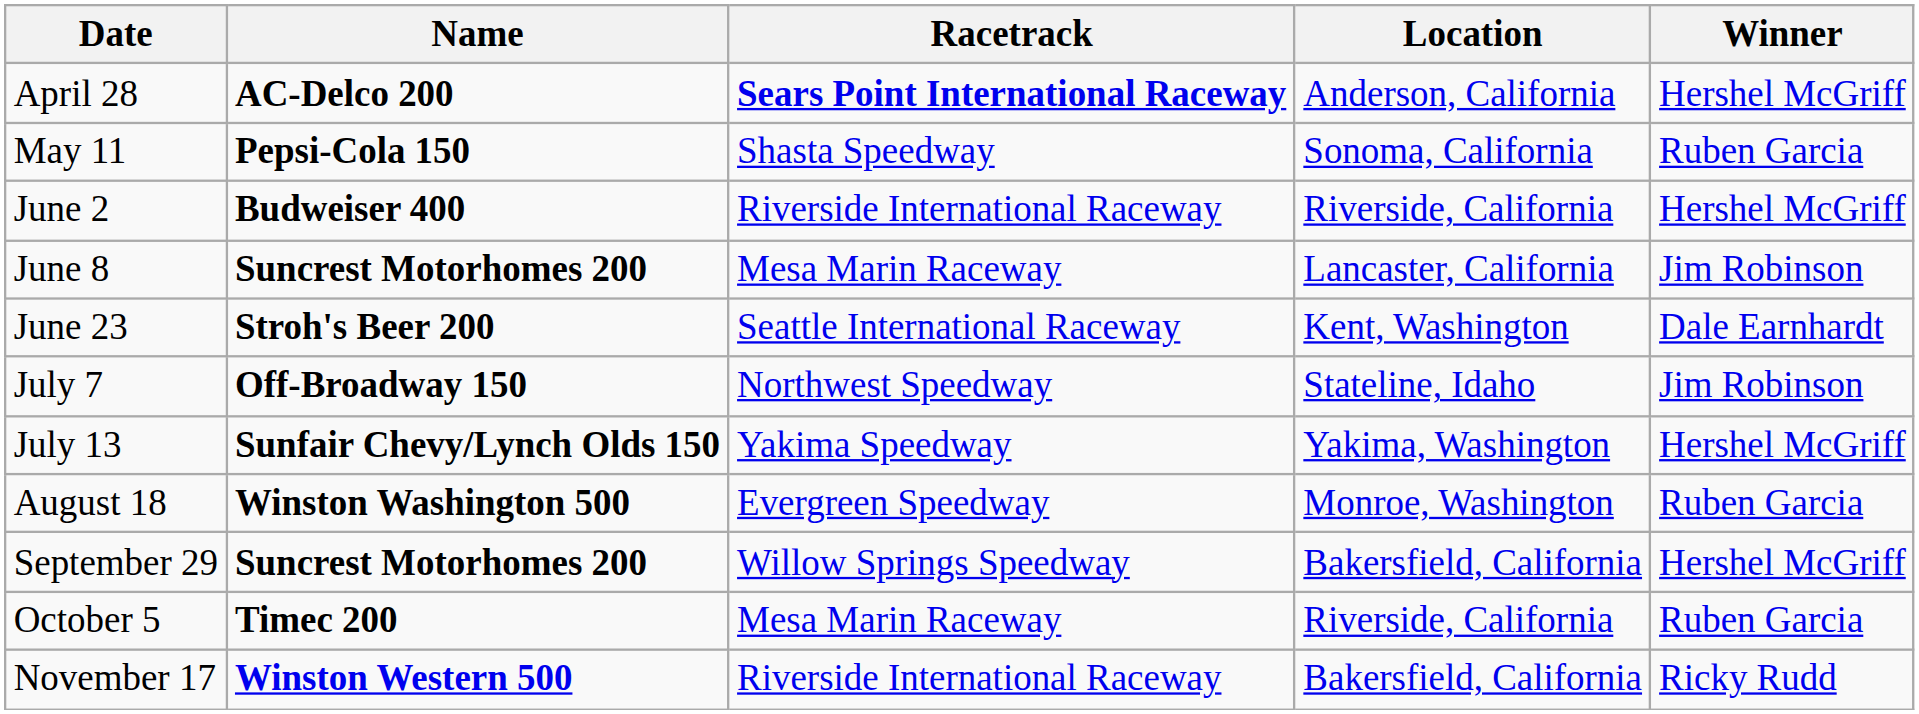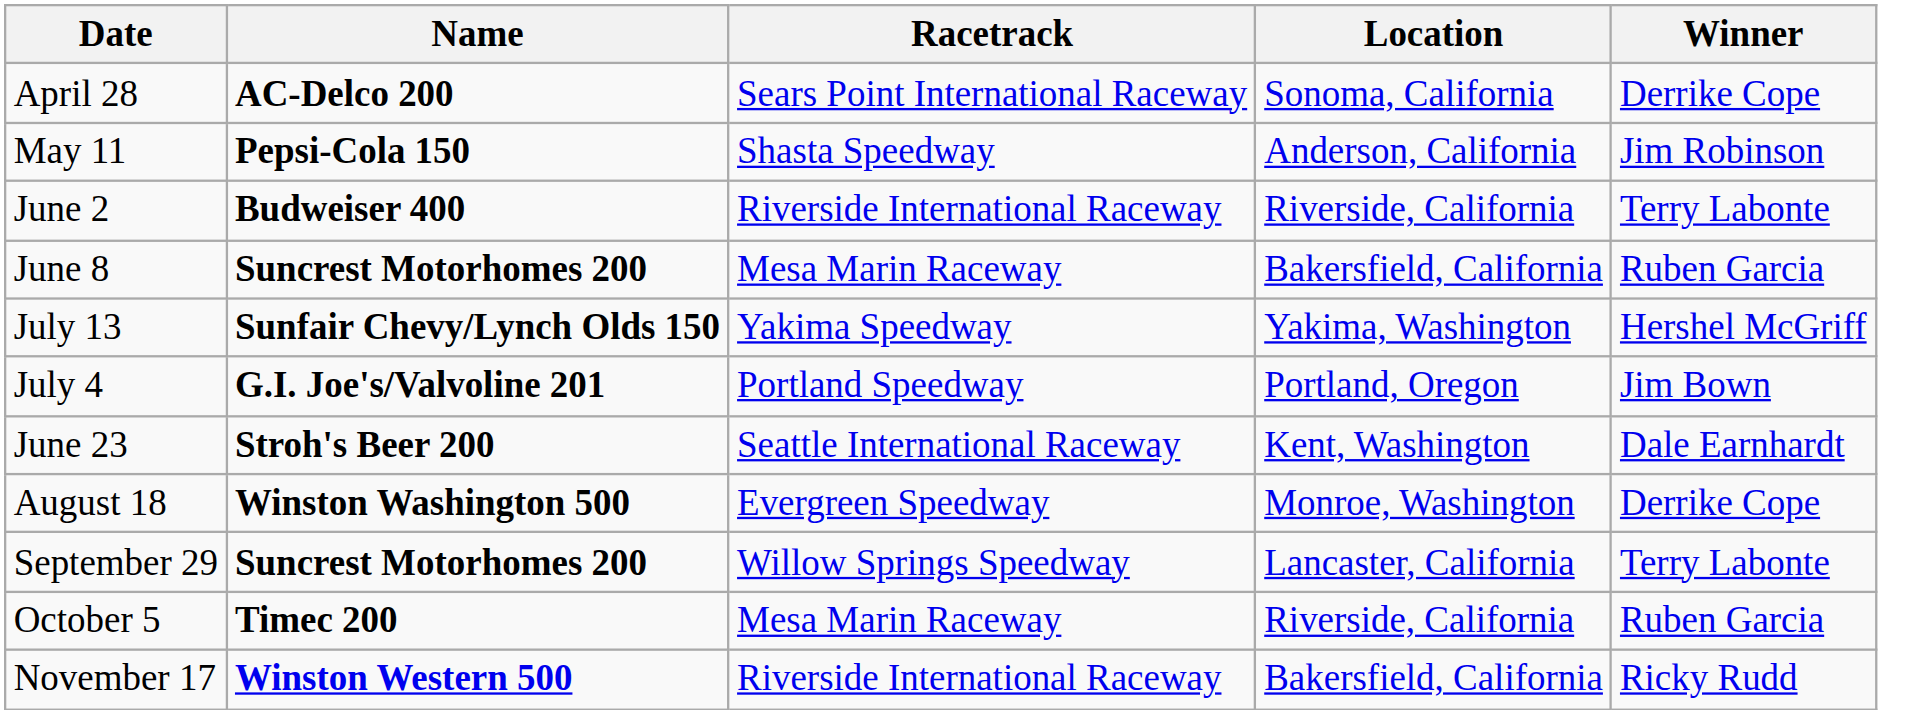(1012, 92) bold -> (992, 92) normal
(1459, 92) Anderson, California -> (1409, 92) Sonoma, California
(1782, 92) Hershel McGriff -> (1720, 92) Derrike Cope
(1448, 151) Sonoma, California -> (1420, 151) Anderson, California
(1761, 151) Ruben Garcia -> (1722, 151) Jim Robinson
(1782, 209) Hershel McGriff -> (1725, 209) Terry Labonte
(1459, 268) Lancaster, California -> (1434, 268) Bakersfield, California
(1761, 268) Jim Robinson -> (1722, 268) Ruben Garcia
rows swapped: (71, 326) <-> (68, 444)
+ row: (58, 385)
- row: (58, 385)
(1761, 502) Ruben Garcia -> (1720, 502) Derrike Cope
(1473, 561) Bakersfield, California -> (1419, 561) Lancaster, California
(1782, 561) Hershel McGriff -> (1725, 561) Terry Labonte
